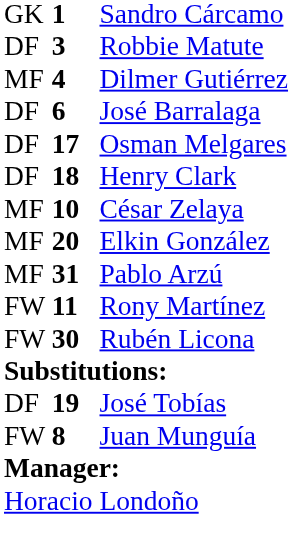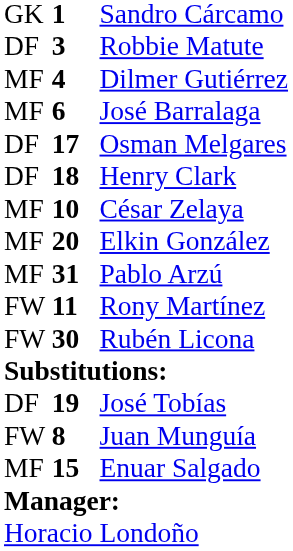(22, 111) DF -> (24, 111) MF
+ row: (180, 468)
